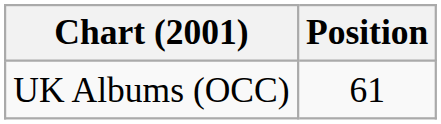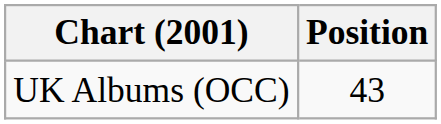(367, 88) 61 -> (367, 88) 43
